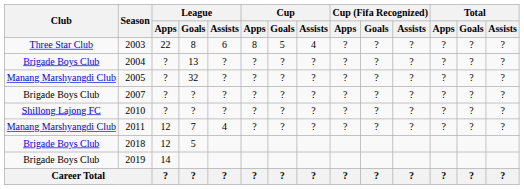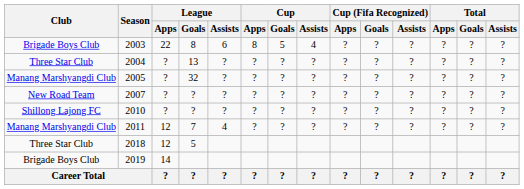(61, 45) Three Star Club -> (61, 45) Brigade Boys Club
(61, 62) Brigade Boys Club -> (61, 62) Three Star Club
(61, 95) Brigade Boys Club -> (61, 95) New Road Team
(61, 144) Brigade Boys Club -> (61, 144) Three Star Club
